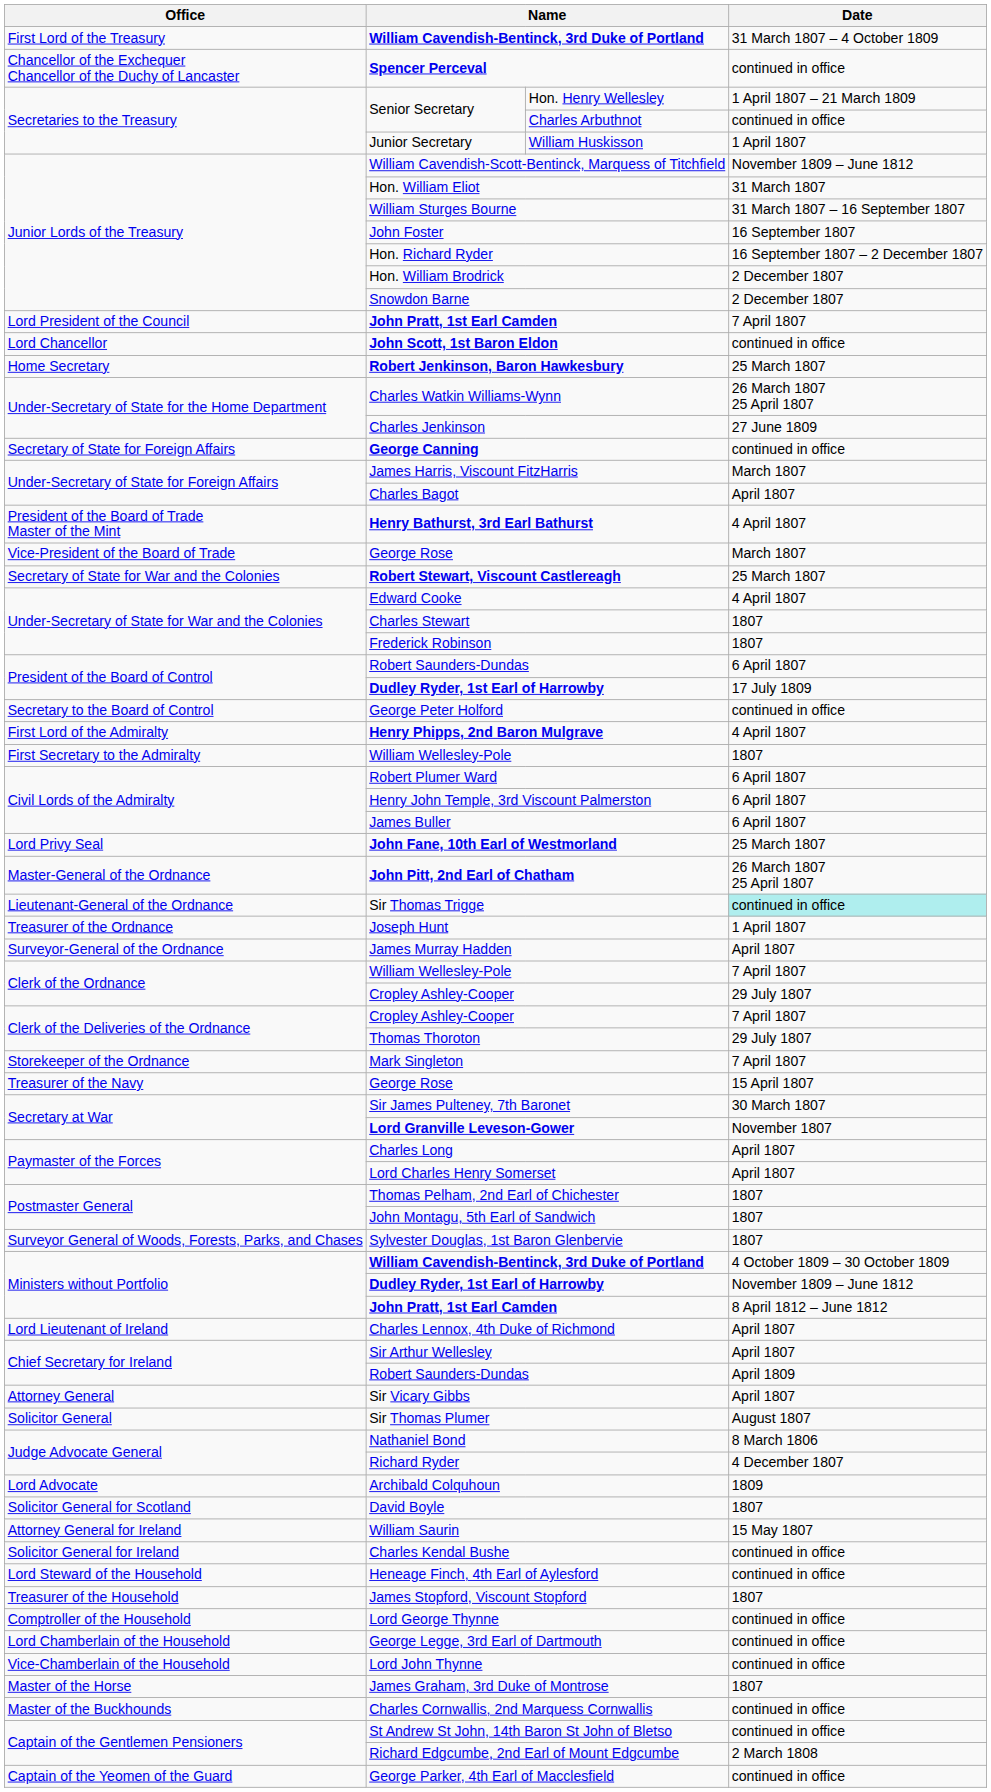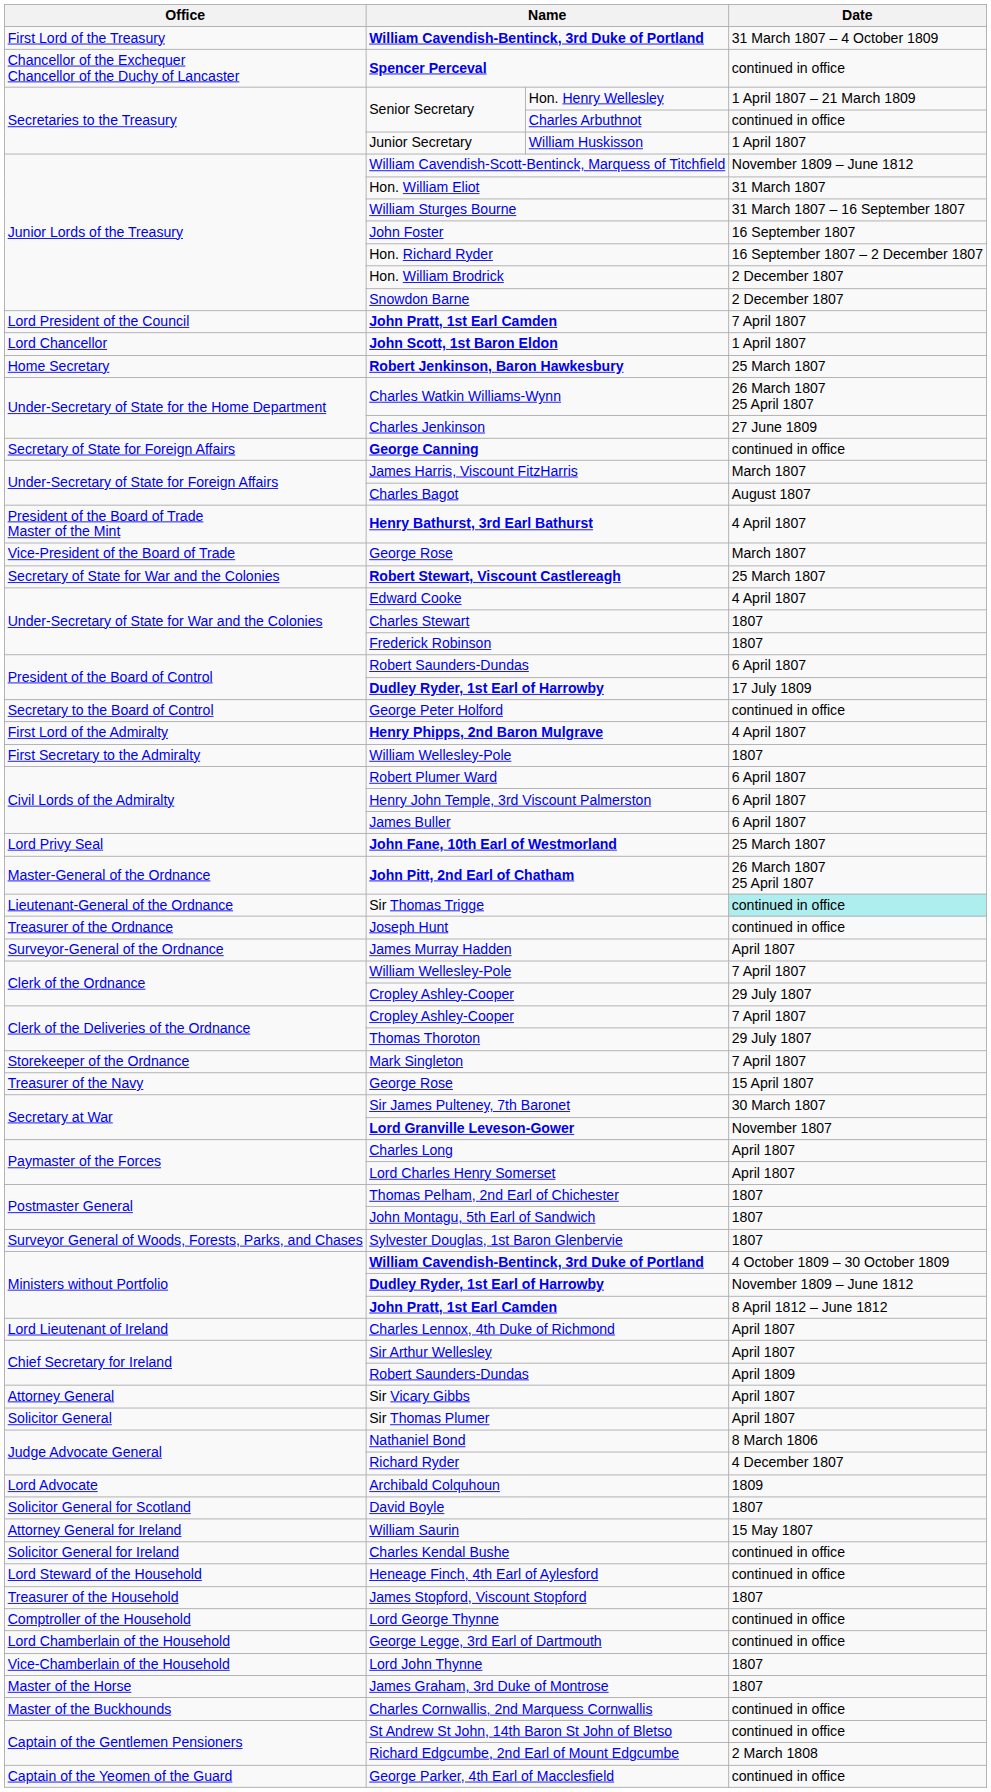(788, 344) continued in office -> (769, 344) 1 April 1807
(763, 493) April 1807 -> (771, 493) August 1807
(769, 927) 1 April 1807 -> (788, 927) continued in office
(771, 1418) August 1807 -> (763, 1418) April 1807
(788, 1664) continued in office -> (747, 1664) 1807
